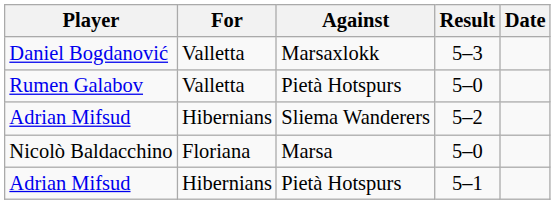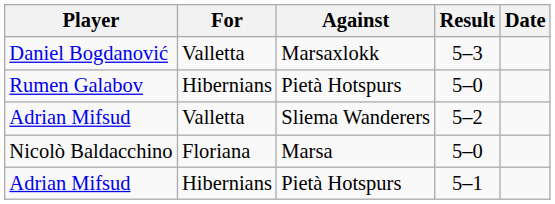(213, 85) Valletta -> (227, 85) Hibernians
(227, 118) Hibernians -> (213, 118) Valletta
